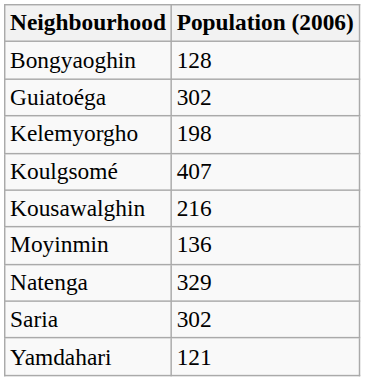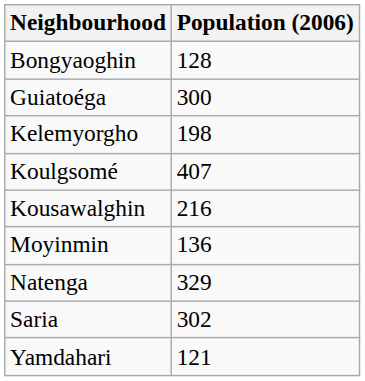(194, 97) 302 -> (194, 97) 300
